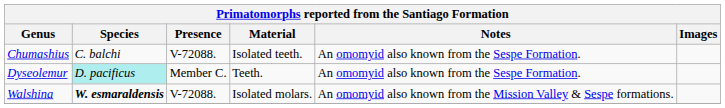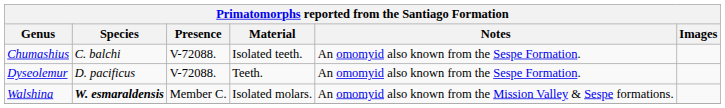(105, 73) paleturquoise background -> (105, 73) no background
(198, 73) Member C. -> (193, 73) V-72088.
(193, 93) V-72088. -> (198, 93) Member C.
